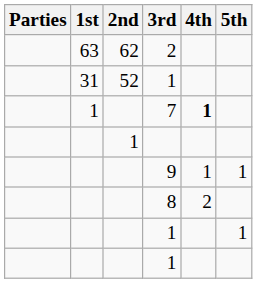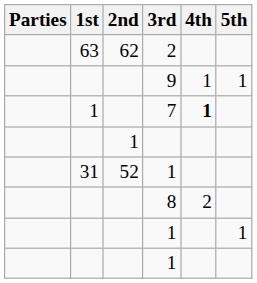rows swapped: (89, 80) <-> (87, 172)
